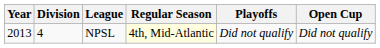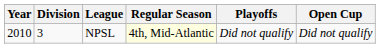(19, 33) 2013 -> (19, 33) 2010
(40, 33) 4 -> (40, 33) 3
